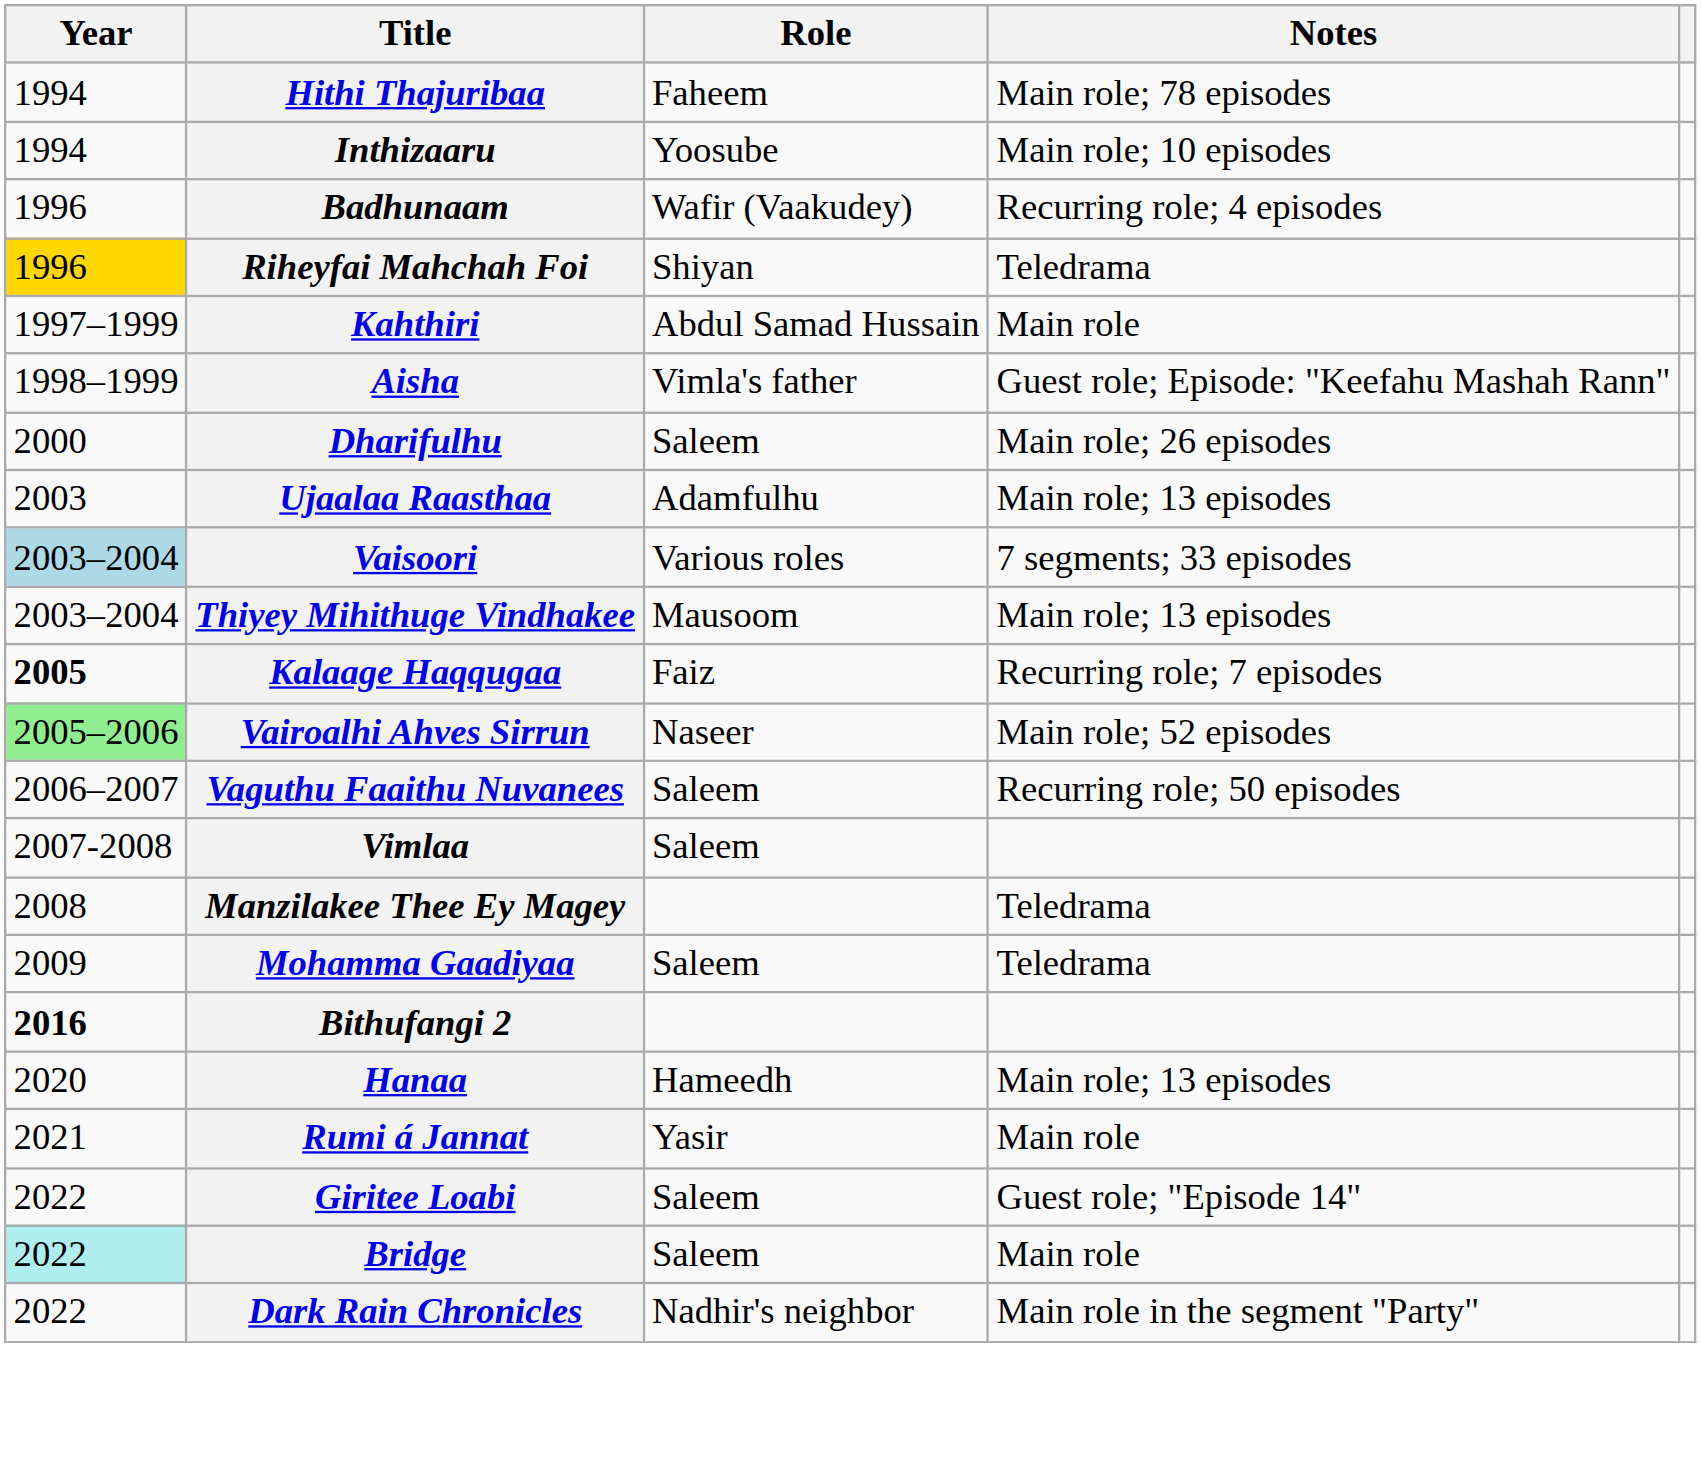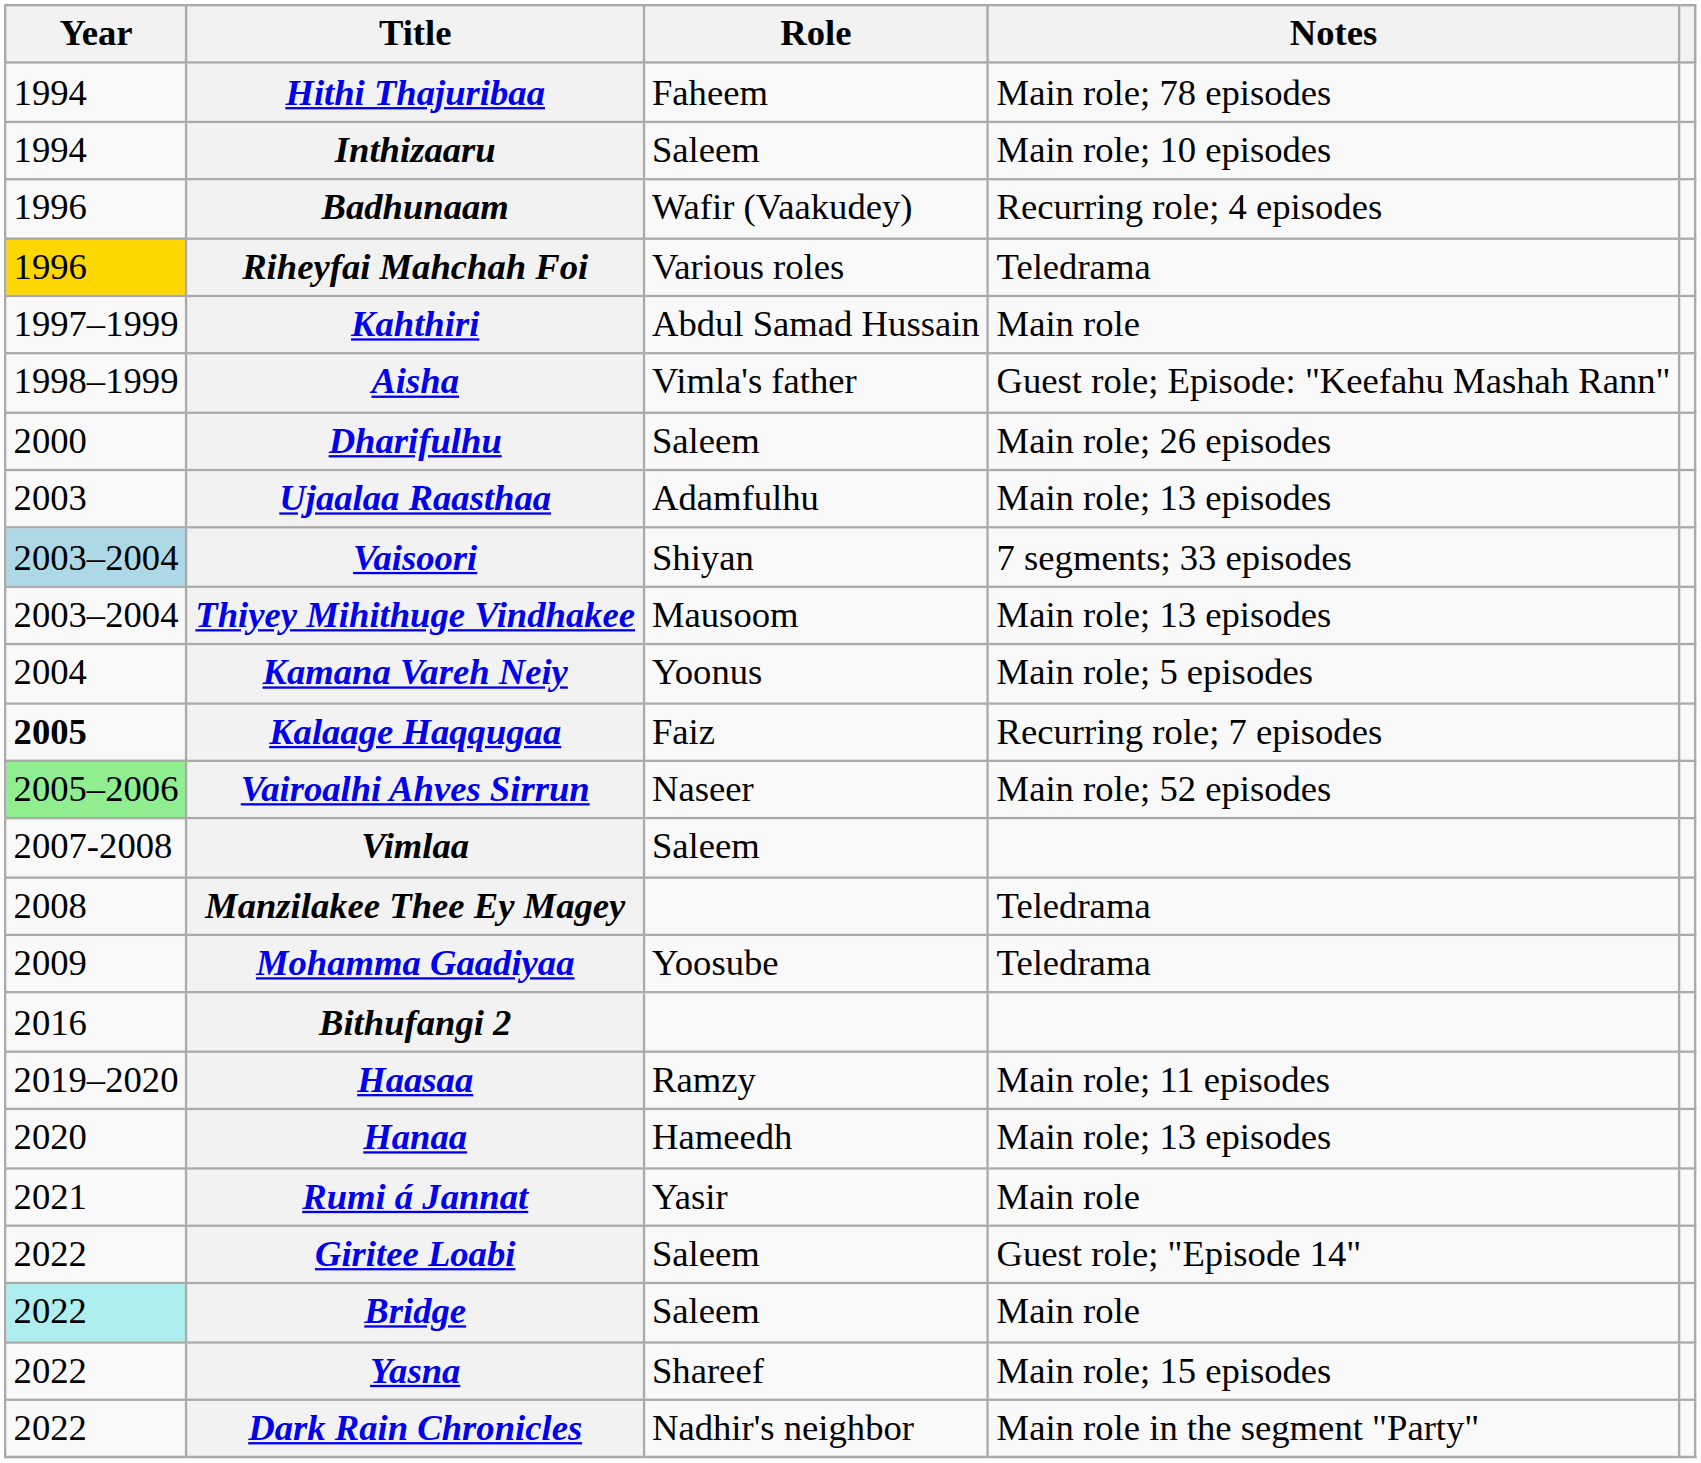(715, 149) Yoosube -> (706, 149) Saleem
(703, 265) Shiyan -> (748, 265) Various roles
(748, 556) Various roles -> (703, 556) Shiyan
+ row: (415, 672)
- row: (415, 788)
(706, 963) Saleem -> (715, 963) Yoosube
(50, 1021) bold -> (50, 1021) normal
+ row: (415, 1079)
+ row: (415, 1370)
